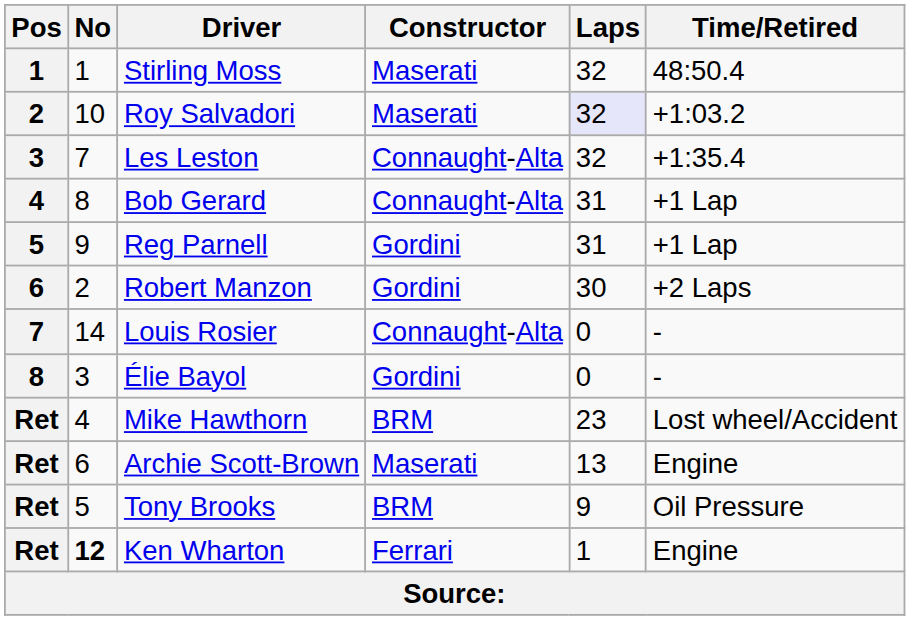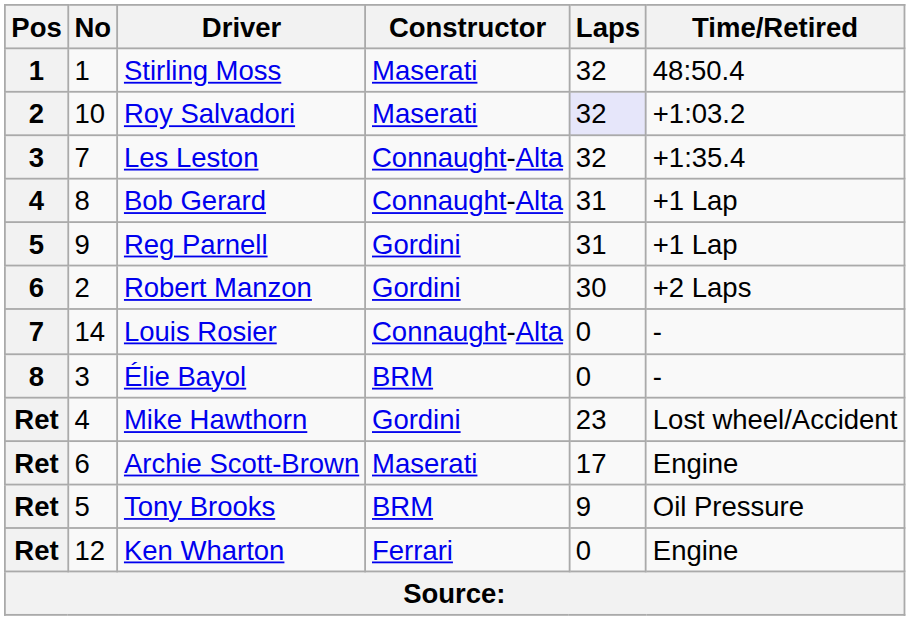(416, 375) Gordini -> (403, 375) BRM
(403, 419) BRM -> (416, 419) Gordini
(591, 462) 13 -> (591, 462) 17
(90, 550) bold -> (90, 550) normal
(583, 550) 1 -> (583, 550) 0
